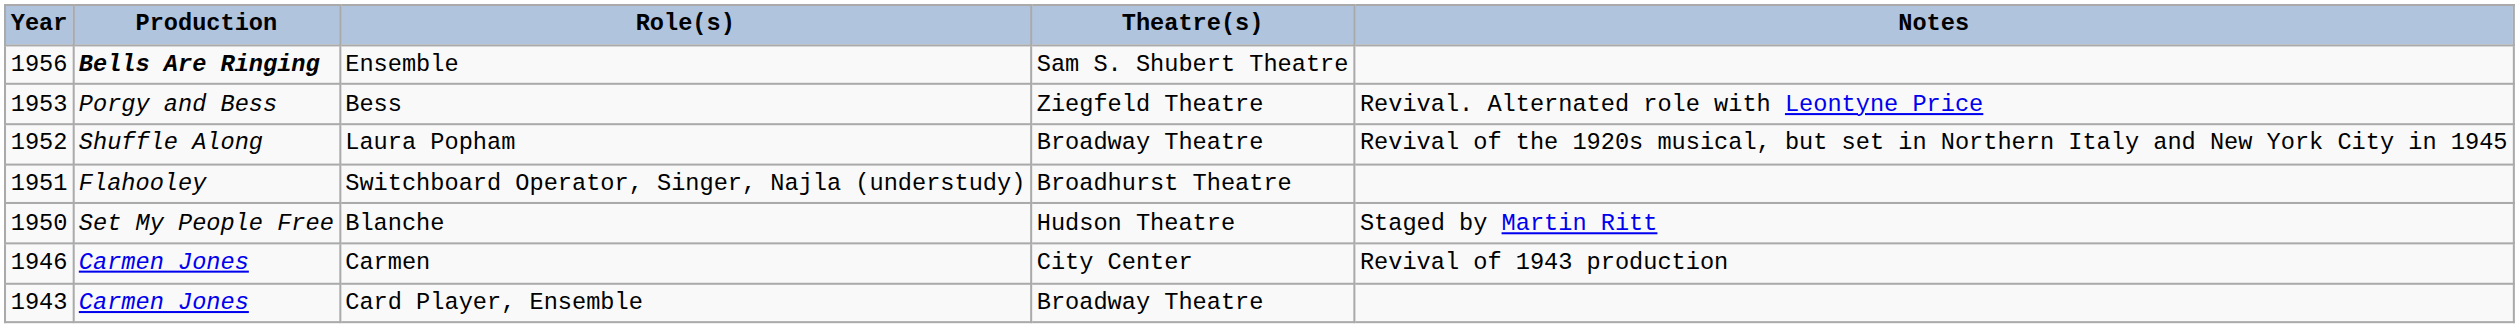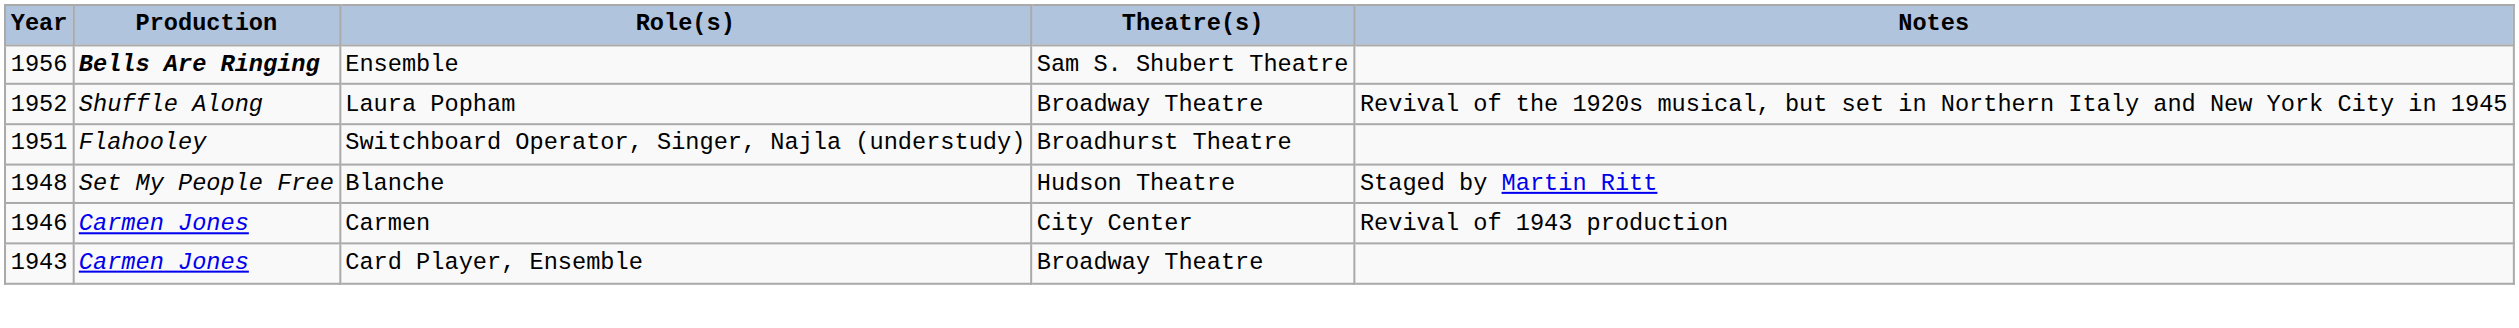- row: (374, 104)
(39, 223) 1950 -> (39, 183) 1948
